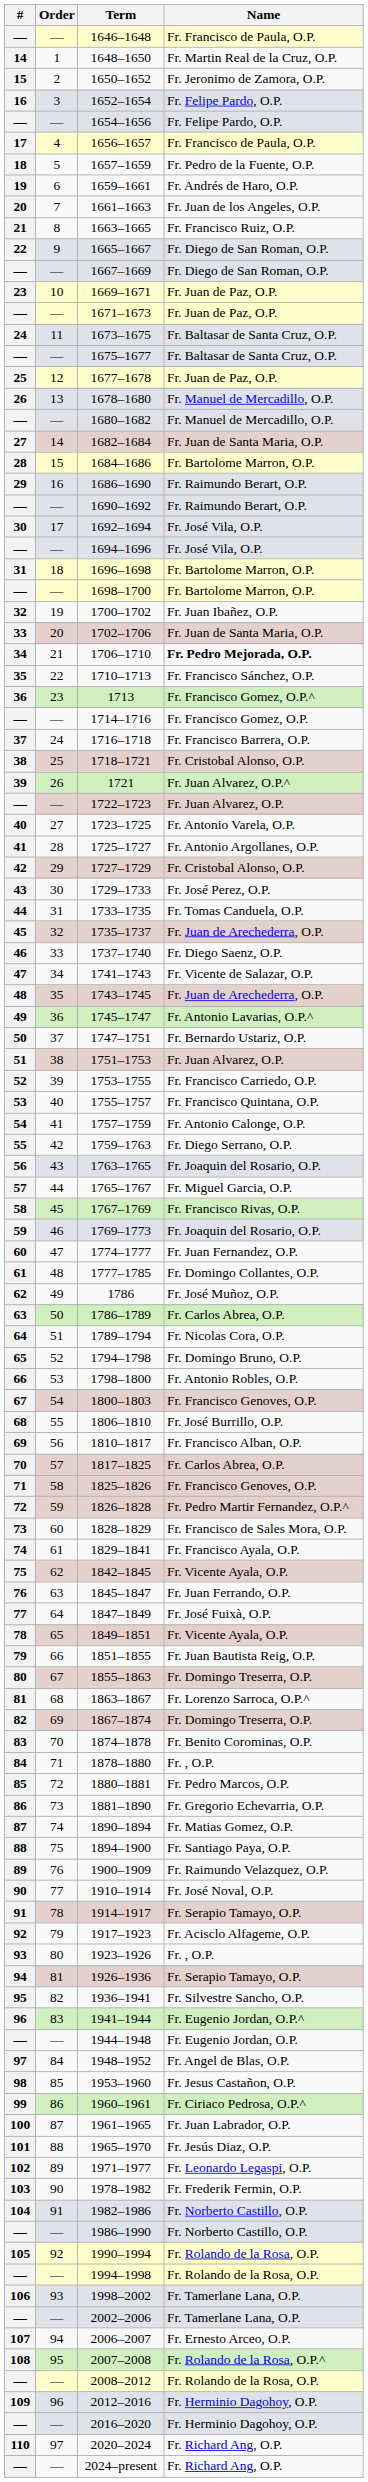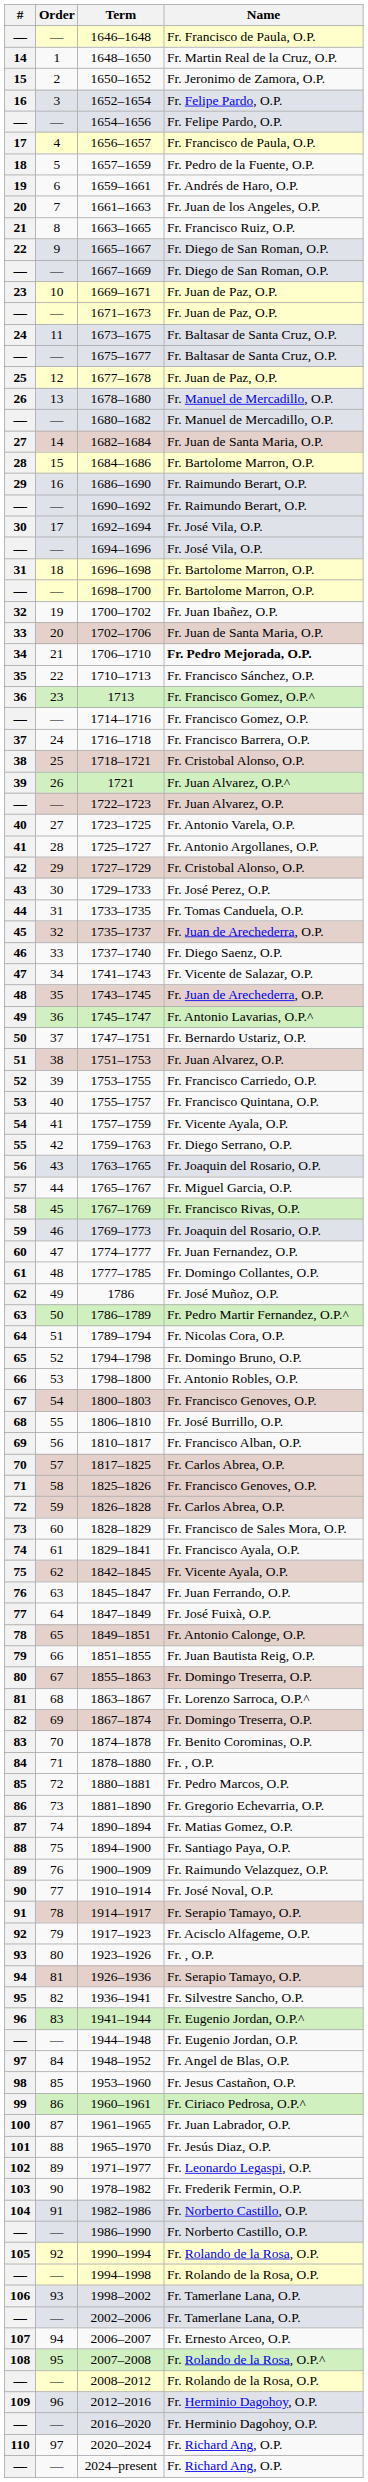(236, 1123) Fr. Antonio Calonge, O.P. -> (228, 1123) Fr. Vicente Ayala, O.P.
(226, 1315) Fr. Carlos Abrea, O.P. -> (258, 1315) Fr. Pedro Martir Fernandez, O.P.^
(258, 1507) Fr. Pedro Martir Fernandez, O.P.^ -> (226, 1507) Fr. Carlos Abrea, O.P.
(228, 1635) Fr. Vicente Ayala, O.P. -> (236, 1635) Fr. Antonio Calonge, O.P.
